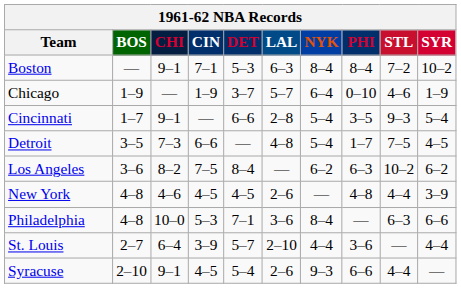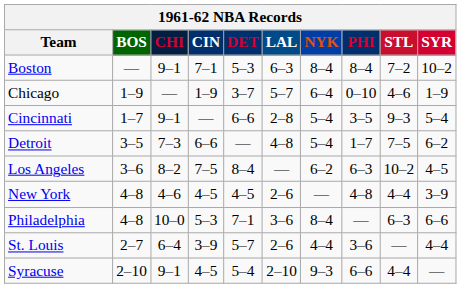(437, 143) 4–5 -> (437, 143) 6–2
(437, 169) 6–2 -> (437, 169) 4–5
(282, 245) 2–10 -> (282, 245) 2–6
(282, 270) 2–6 -> (282, 270) 2–10
